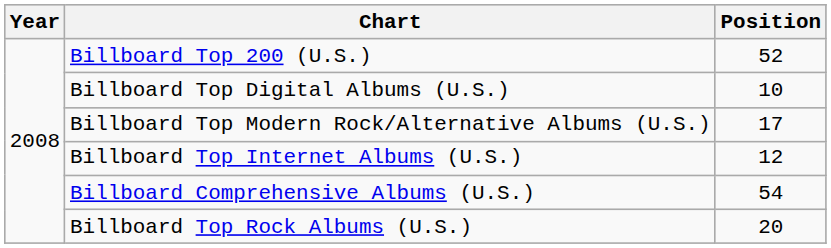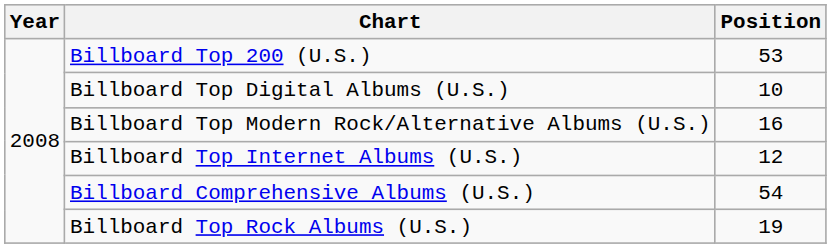(771, 56) 52 -> (771, 56) 53
(771, 124) 17 -> (771, 124) 16
(771, 227) 20 -> (771, 227) 19
